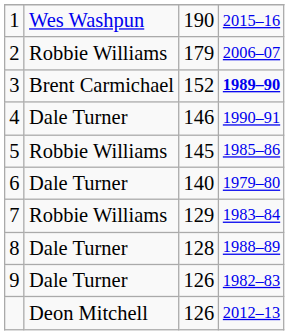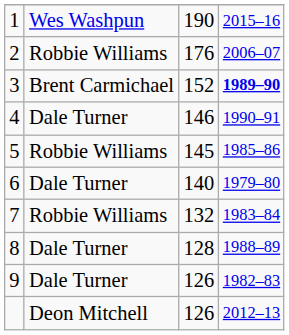(199, 53) 179 -> (199, 53) 176
(199, 215) 129 -> (199, 215) 132
